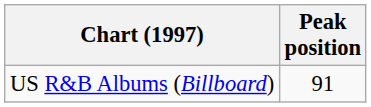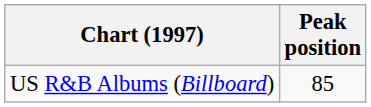(323, 83) 91 -> (323, 83) 85
